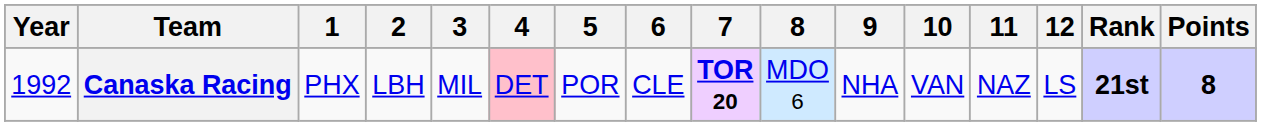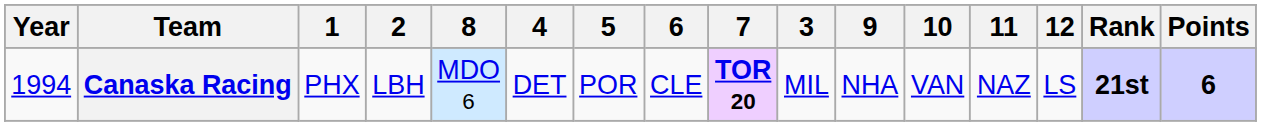columns swapped: (460, 27) <-> (797, 27)
(41, 84) 1992 -> (41, 84) 1994
(522, 84) pink background -> (540, 84) no background
(1209, 84) 8 -> (1209, 84) 6
